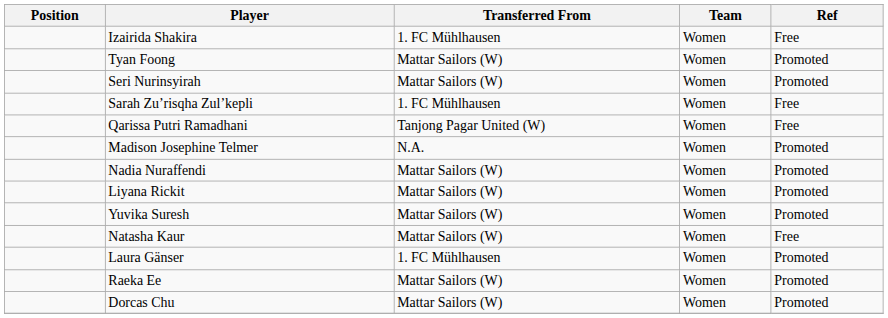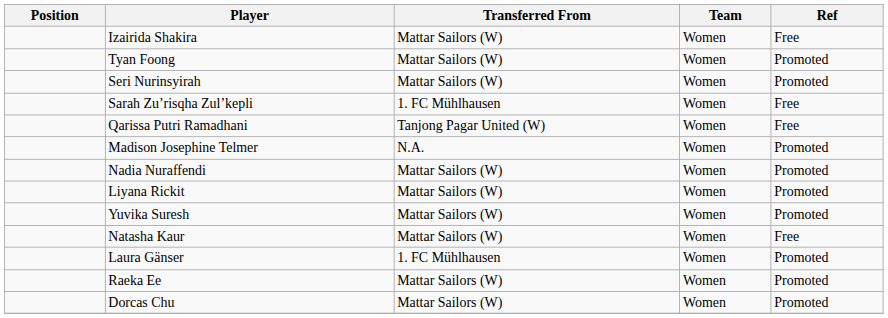(449, 37) 1. FC Mühlhausen -> (450, 37) Mattar Sailors (W)
